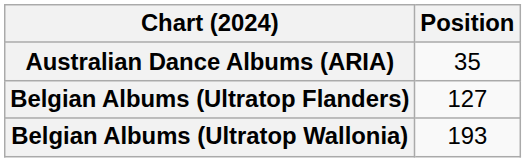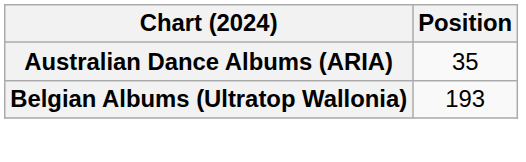- row: (210, 99)
